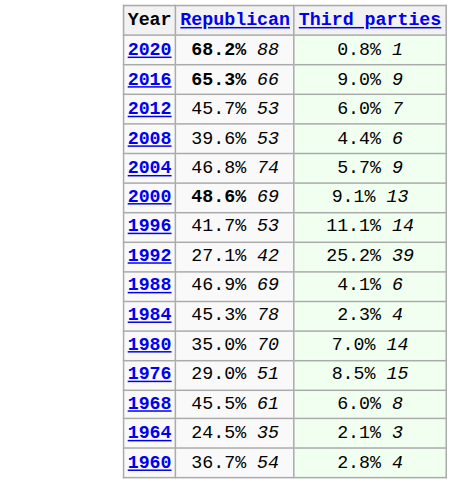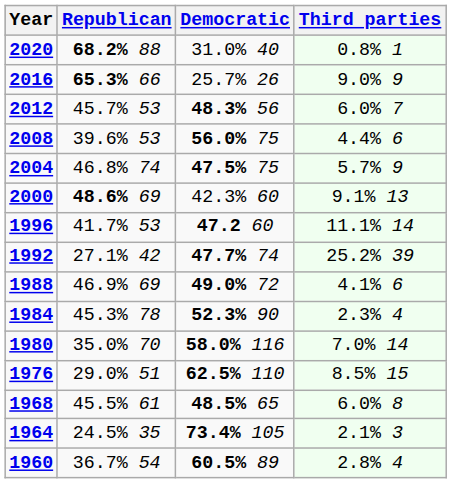+ column: (235, 21)
